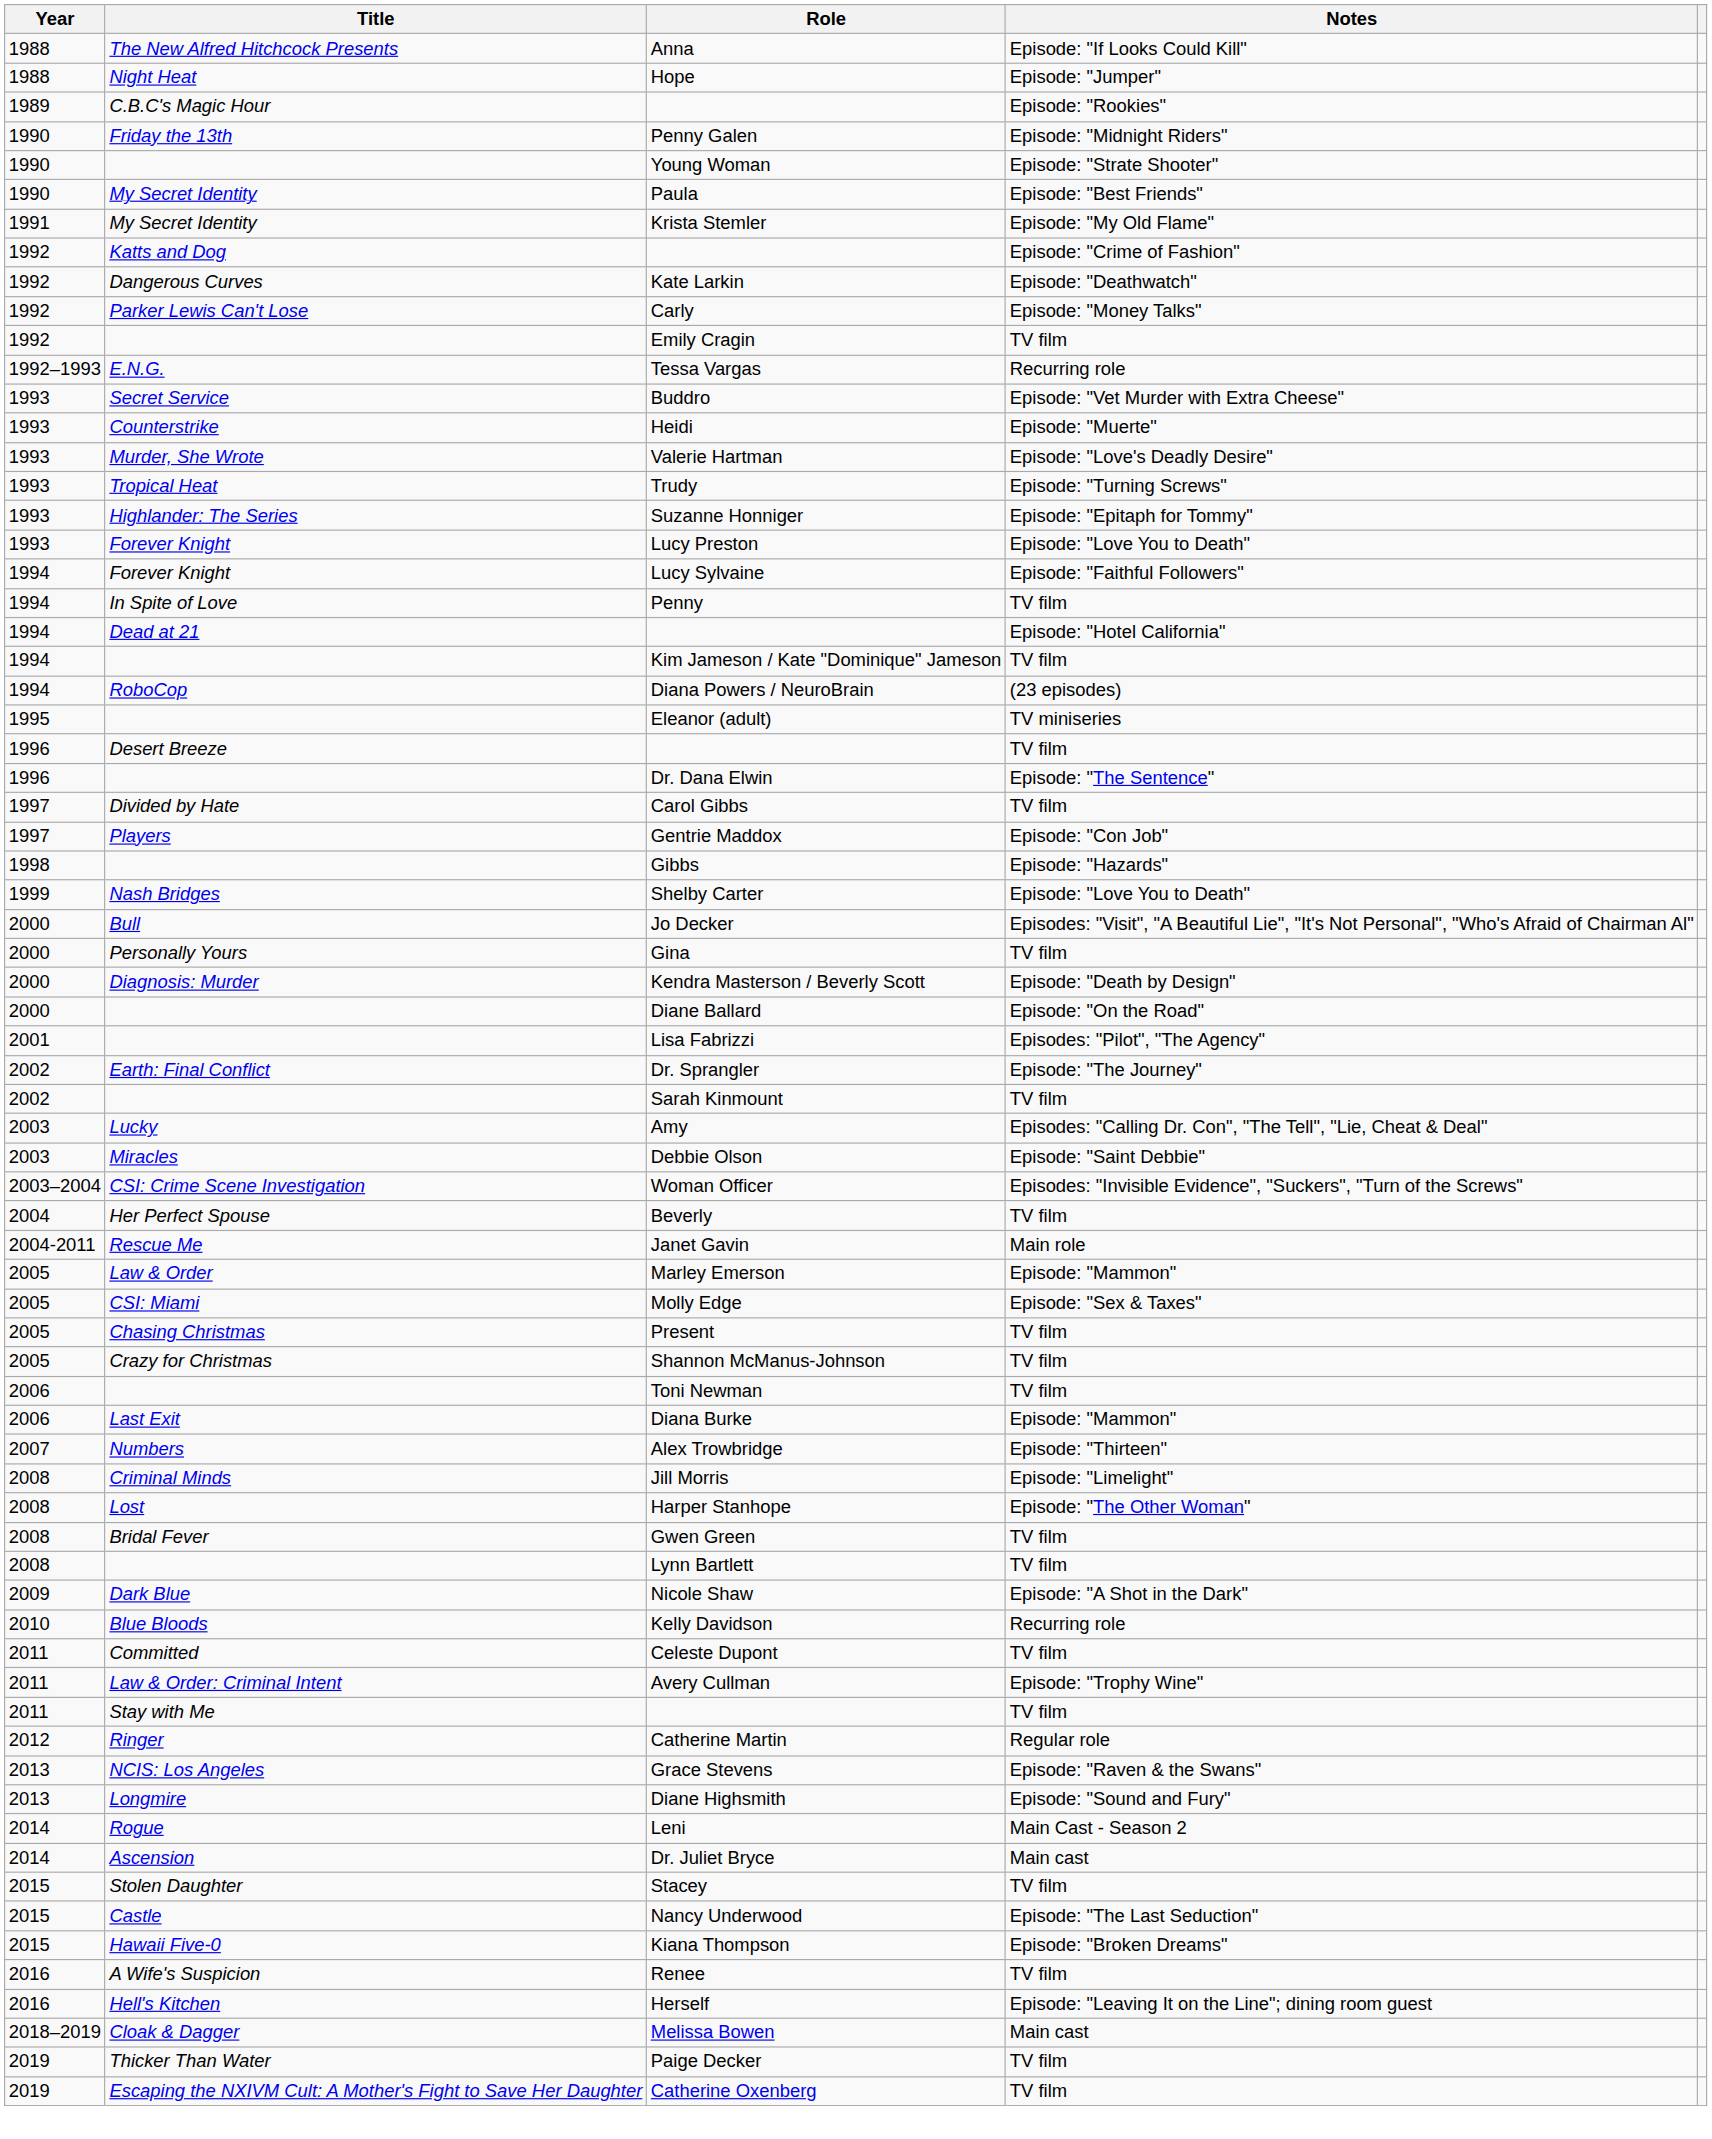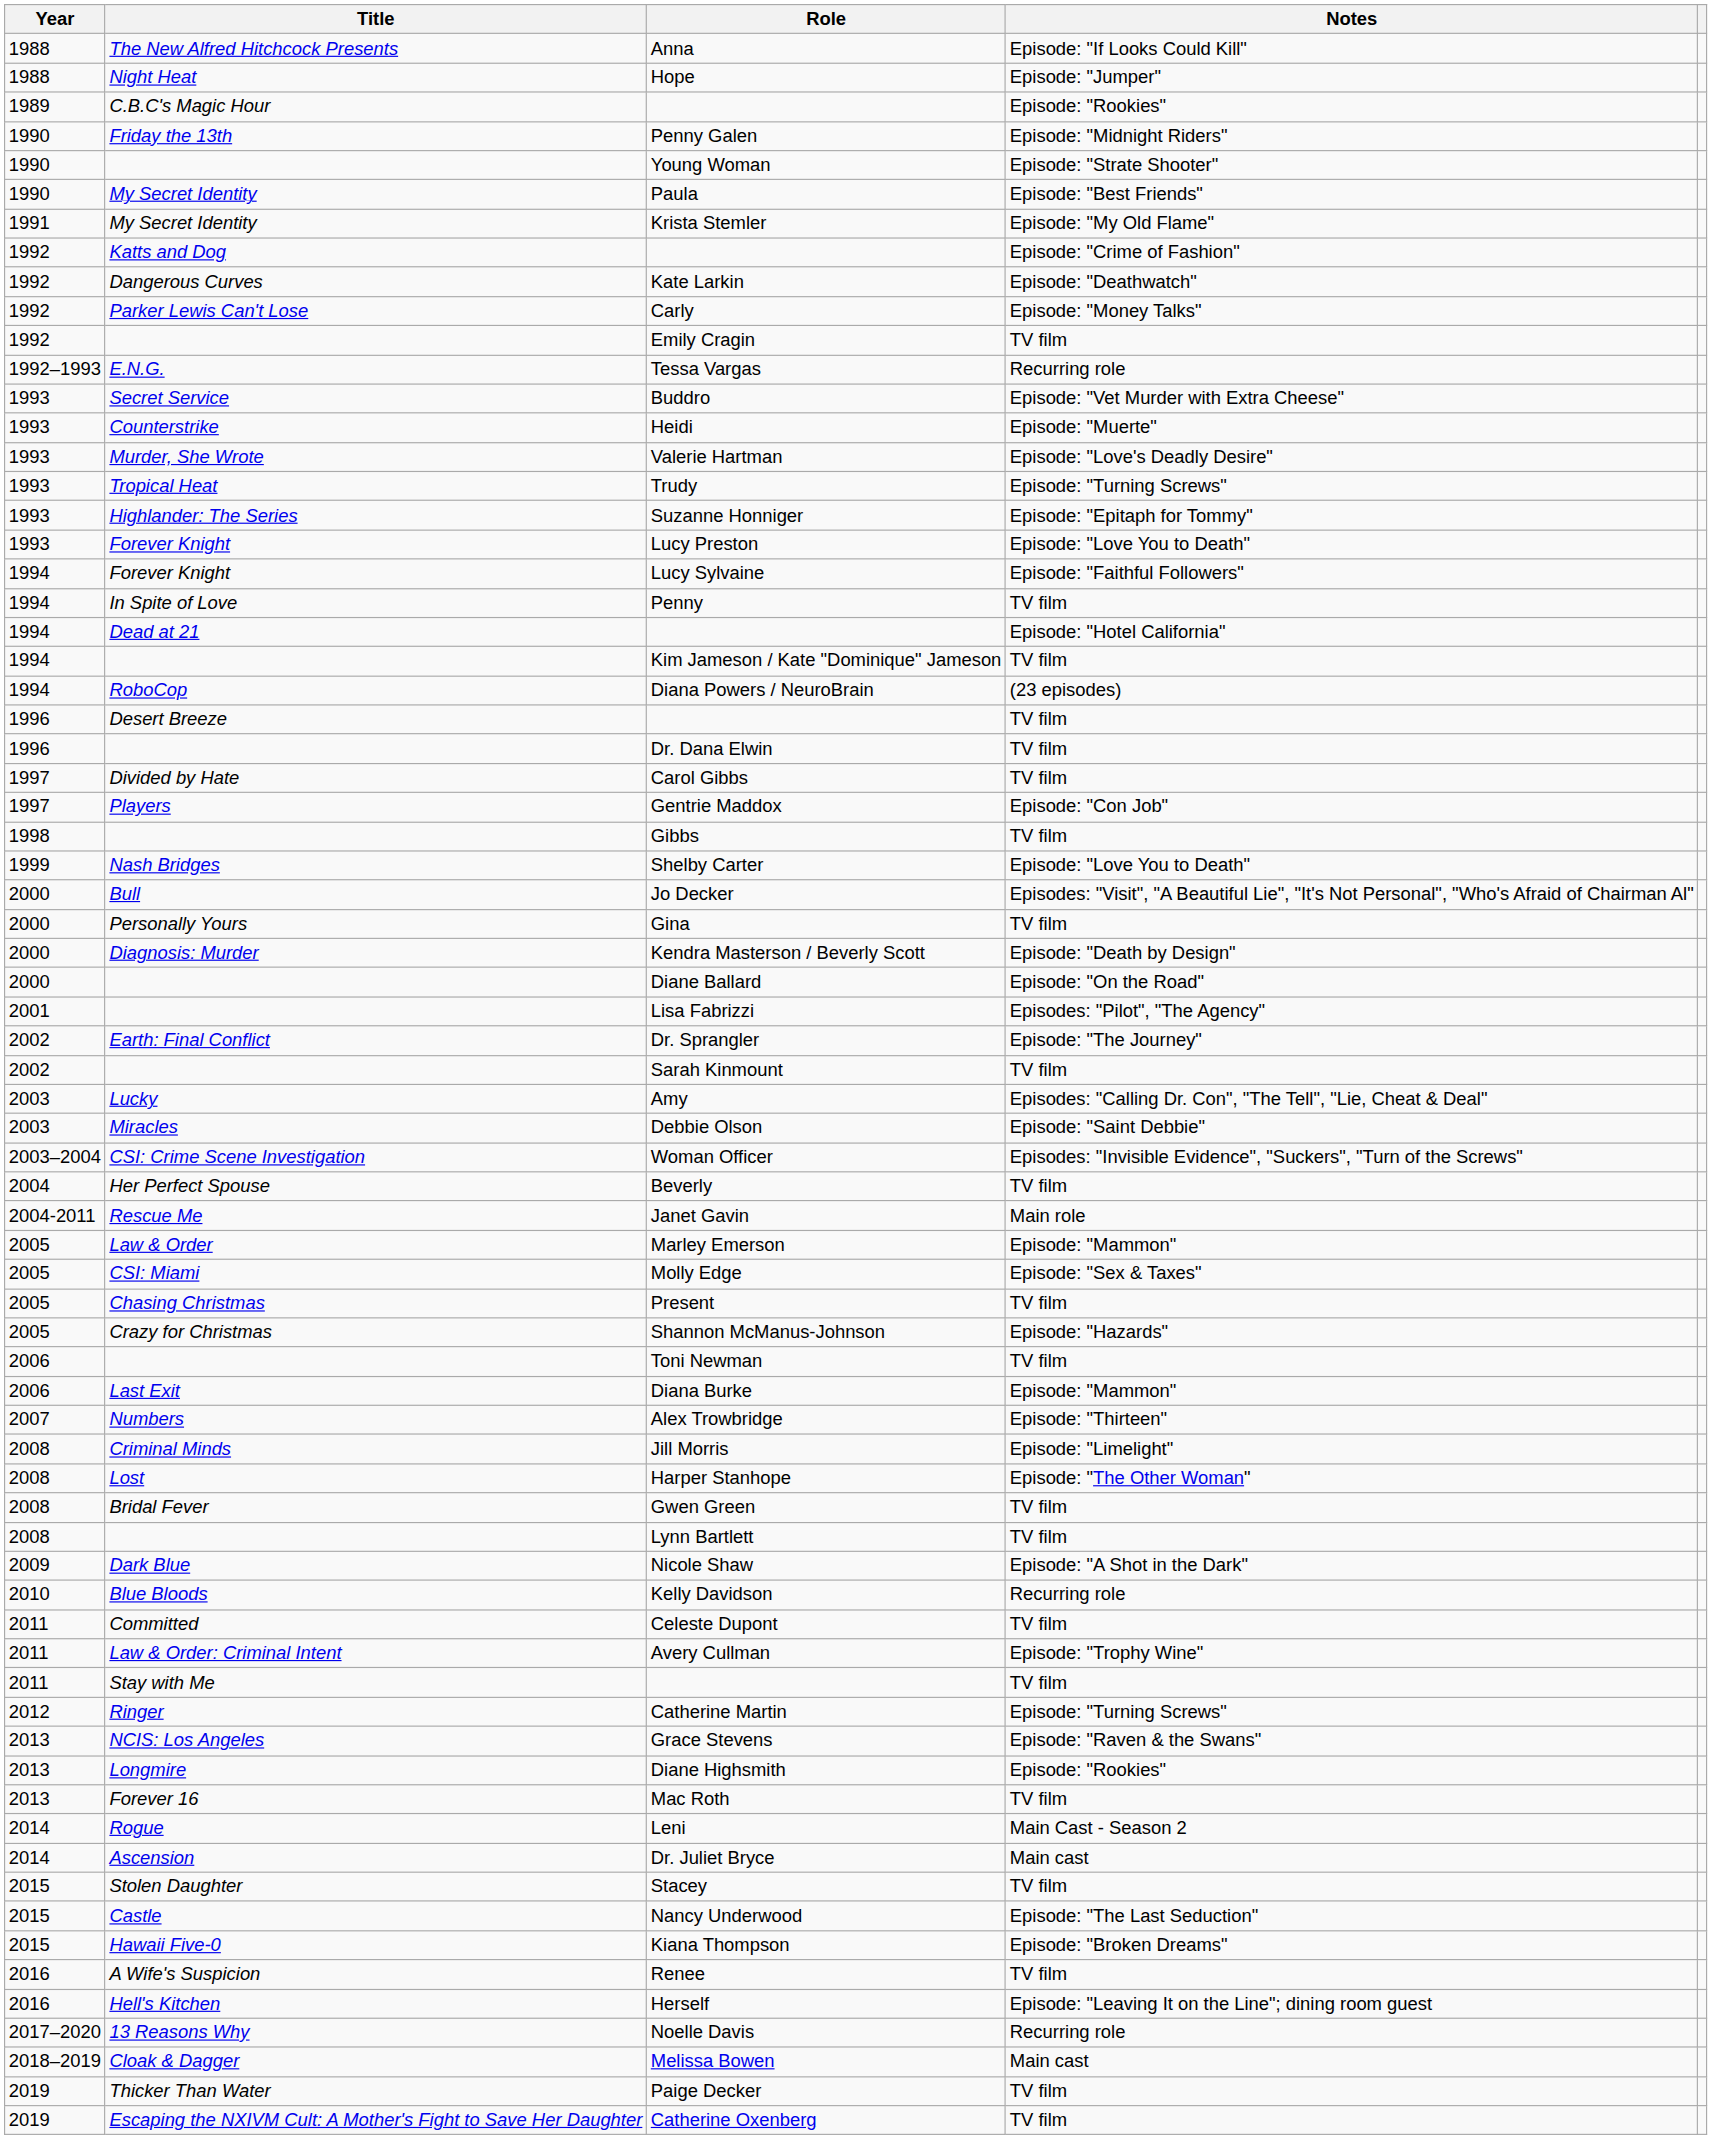- row: (376, 720)
(1112, 777) Episode: "The Sentence" -> (1038, 748) TV film
(1089, 865) Episode: "Hazards" -> (1038, 836) TV film
(1038, 1361) TV film -> (1089, 1332) Episode: "Hazards"
(1060, 1740) Regular role -> (1118, 1711) Episode: "Turning Screws"
(1120, 1799) Episode: "Sound and Fury" -> (1088, 1769) Episode: "Rookies"
+ row: (154, 1799)
+ row: (179, 2032)
